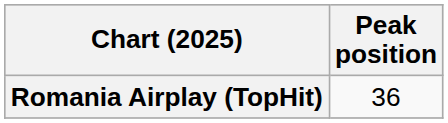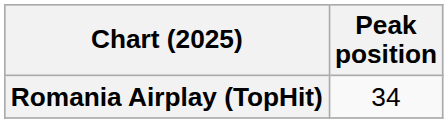(386, 96) 36 -> (386, 96) 34
